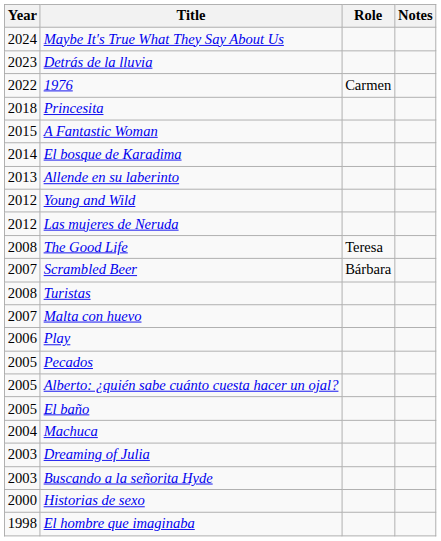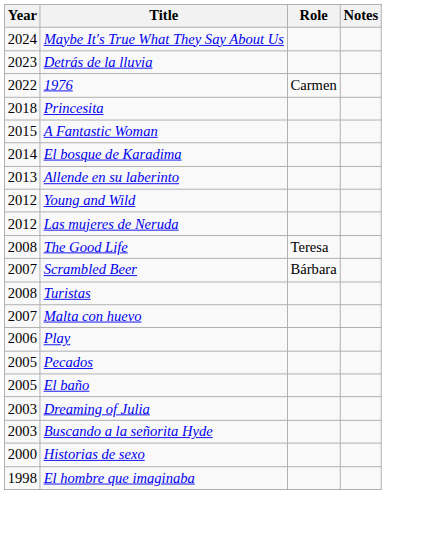- row: (191, 385)
- row: (71, 431)
